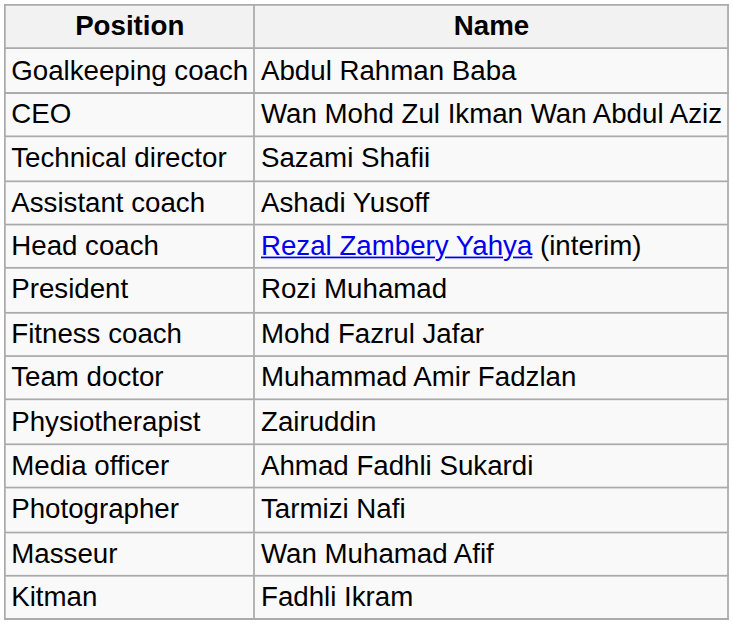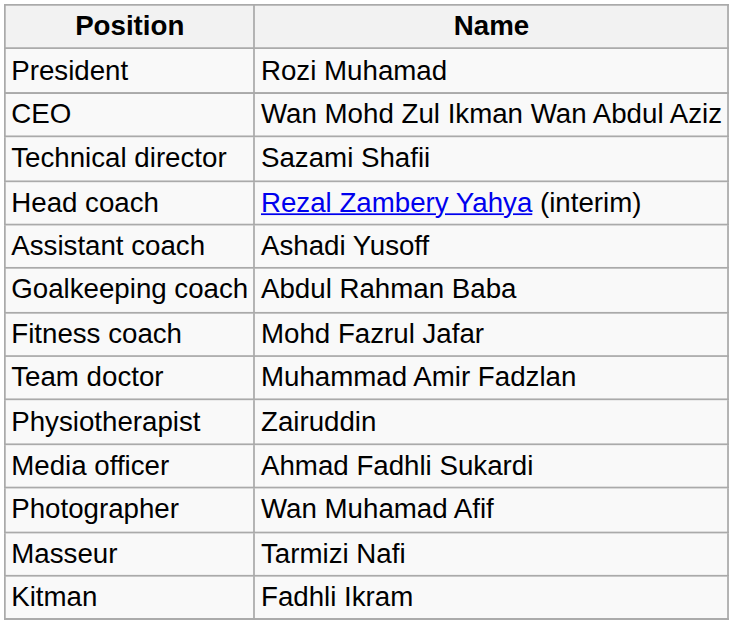rows swapped: (70, 289) <-> (130, 70)
rows swapped: (85, 245) <-> (108, 202)
(333, 509) Tarmizi Nafi -> (377, 509) Wan Muhamad Afif
(377, 553) Wan Muhamad Afif -> (333, 553) Tarmizi Nafi
